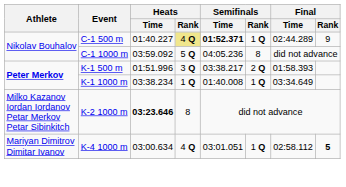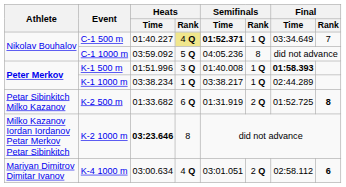(293, 40) 02:44.289 -> (293, 40) 03:34.649
(328, 40) 9 -> (328, 40) 7
(223, 68) 03:38.217 -> (223, 68) 01:40.008
(258, 68) 2 Q -> (258, 68) 1 Q
(293, 68) normal -> (293, 68) bold
(223, 83) 01:40.008 -> (223, 83) 03:38.217
(293, 83) 03:34.649 -> (293, 83) 02:44.289
+ row: (102, 102)
(258, 147) 1 Q -> (258, 171) 2 Q
(328, 147) 5 -> (328, 171) 6
